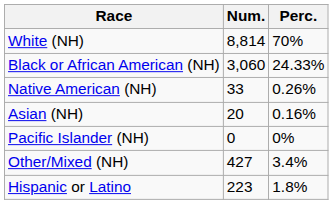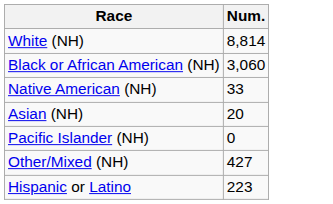- column: (298, 16)
